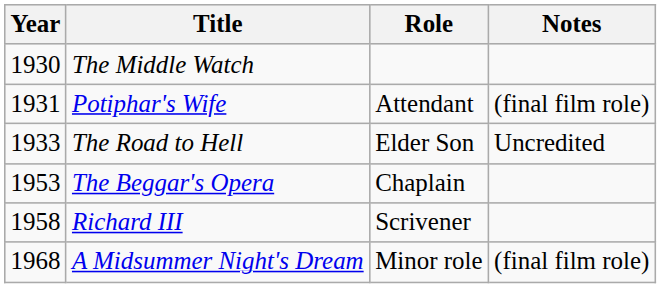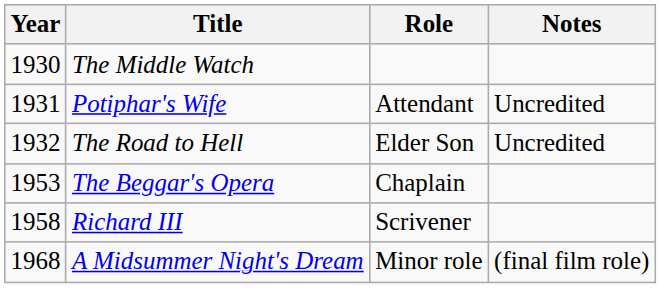(572, 103) (final film role) -> (550, 103) Uncredited
(35, 143) 1933 -> (35, 143) 1932
